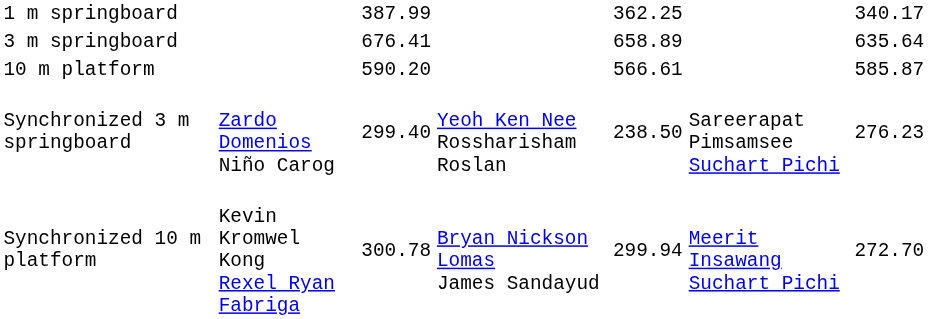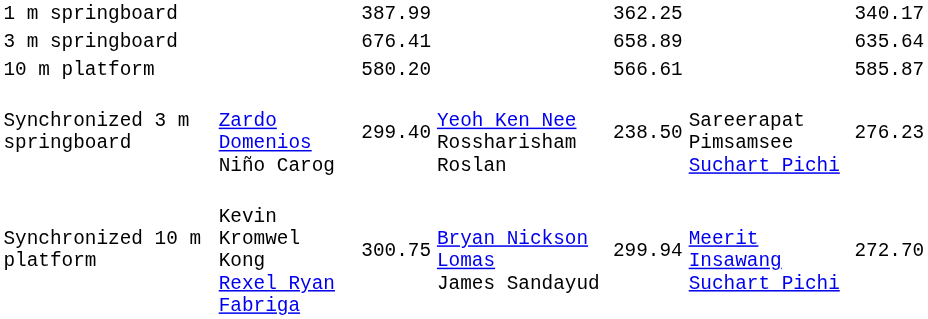(396, 70) 590.20 -> (396, 70) 580.20
(396, 250) 300.78 -> (396, 250) 300.75
